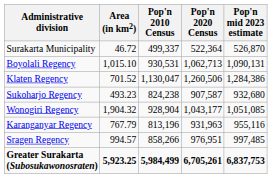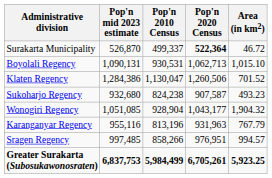columns swapped: (119, 22) <-> (246, 22)
(206, 48) normal -> (211, 48) bold
